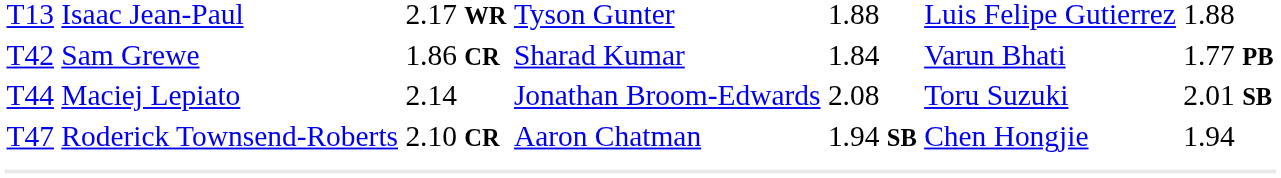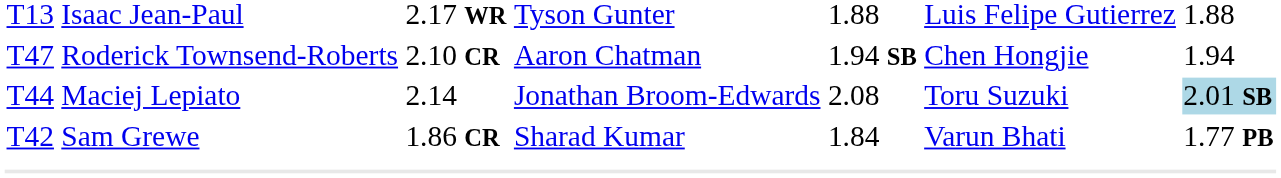rows swapped: (30, 55) <-> (30, 136)
(1228, 95) no background -> (1228, 95) lightblue background
